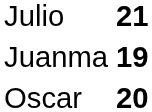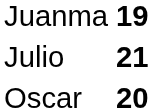rows swapped: (34, 16) <-> (56, 57)
